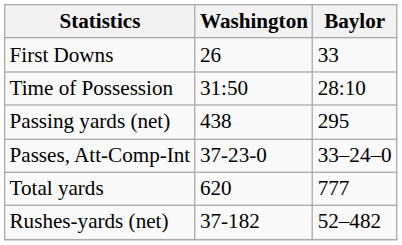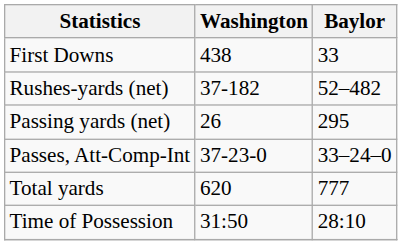(211, 54) 26 -> (216, 54) 438
rows swapped: (89, 222) <-> (91, 88)
(216, 121) 438 -> (211, 121) 26
